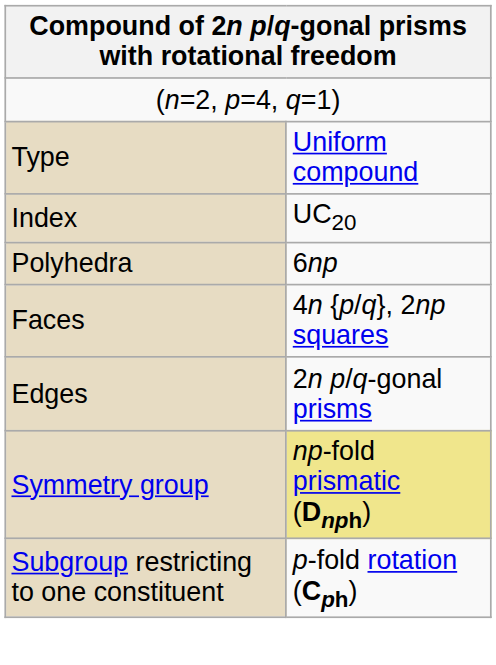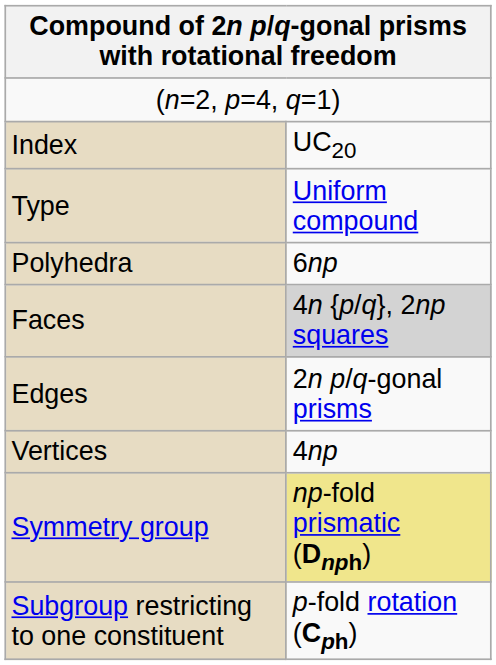rows swapped: (41, 157) <-> (44, 217)
(369, 320) no background -> (369, 320) lightgrey background
+ row: (59, 451)
